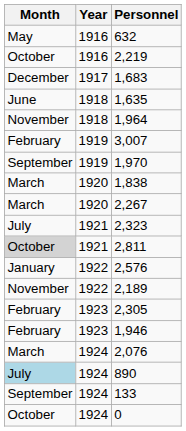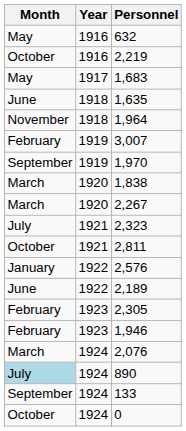(38, 78) December -> (20, 78) May
(31, 246) lightgrey background -> (31, 246) no background
(38, 288) November -> (22, 288) June
